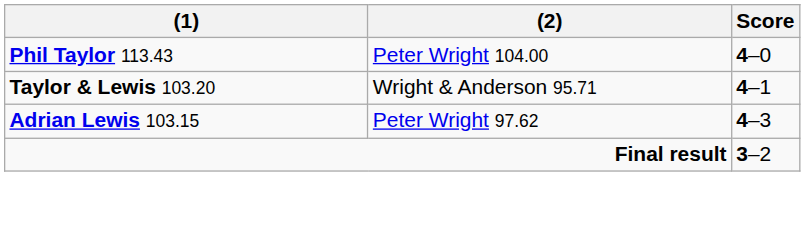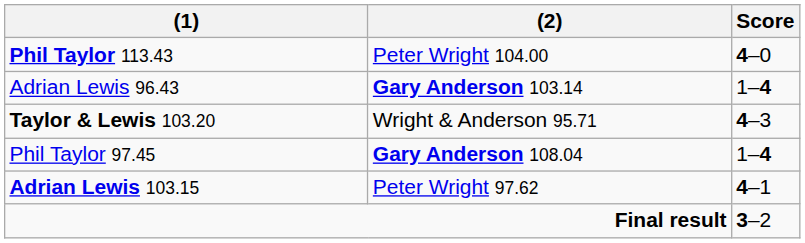+ row: (94, 87)
(754, 87) 4–1 -> (754, 120) 4–3
+ row: (82, 154)
(754, 120) 4–3 -> (754, 187) 4–1
